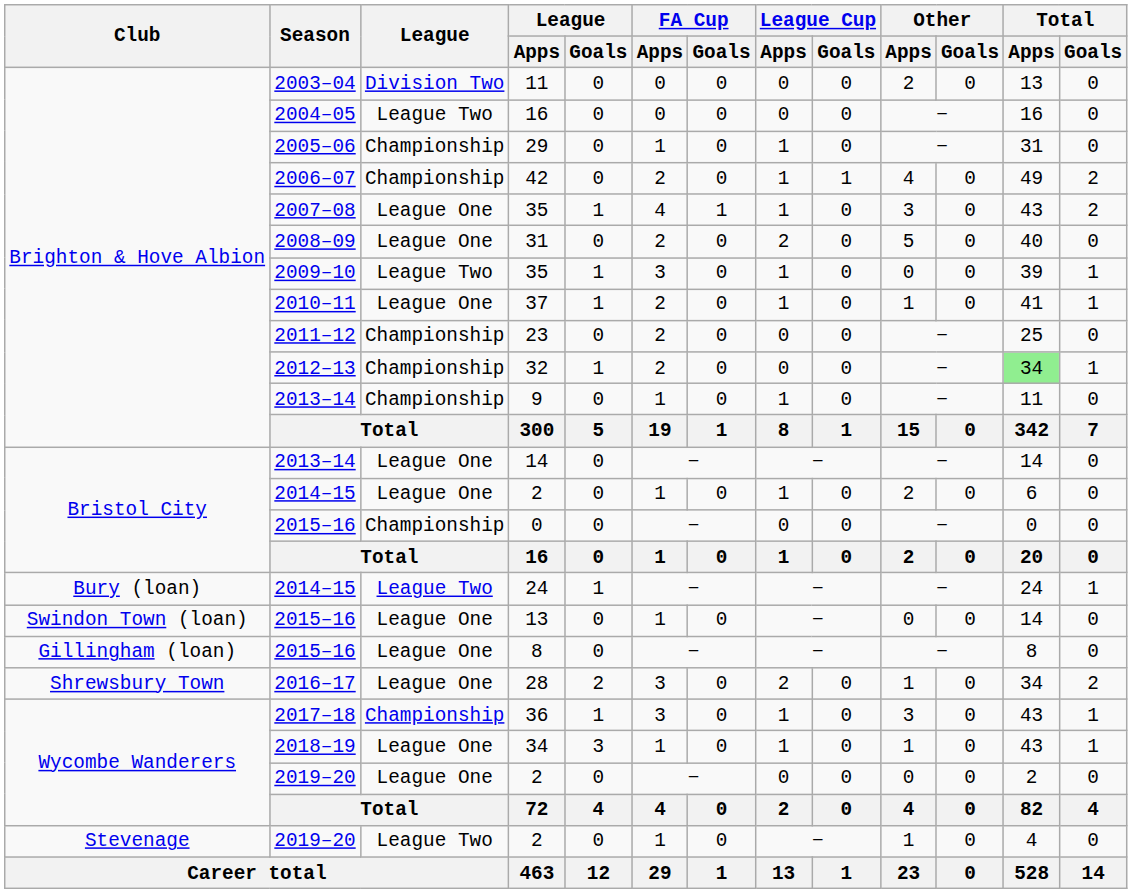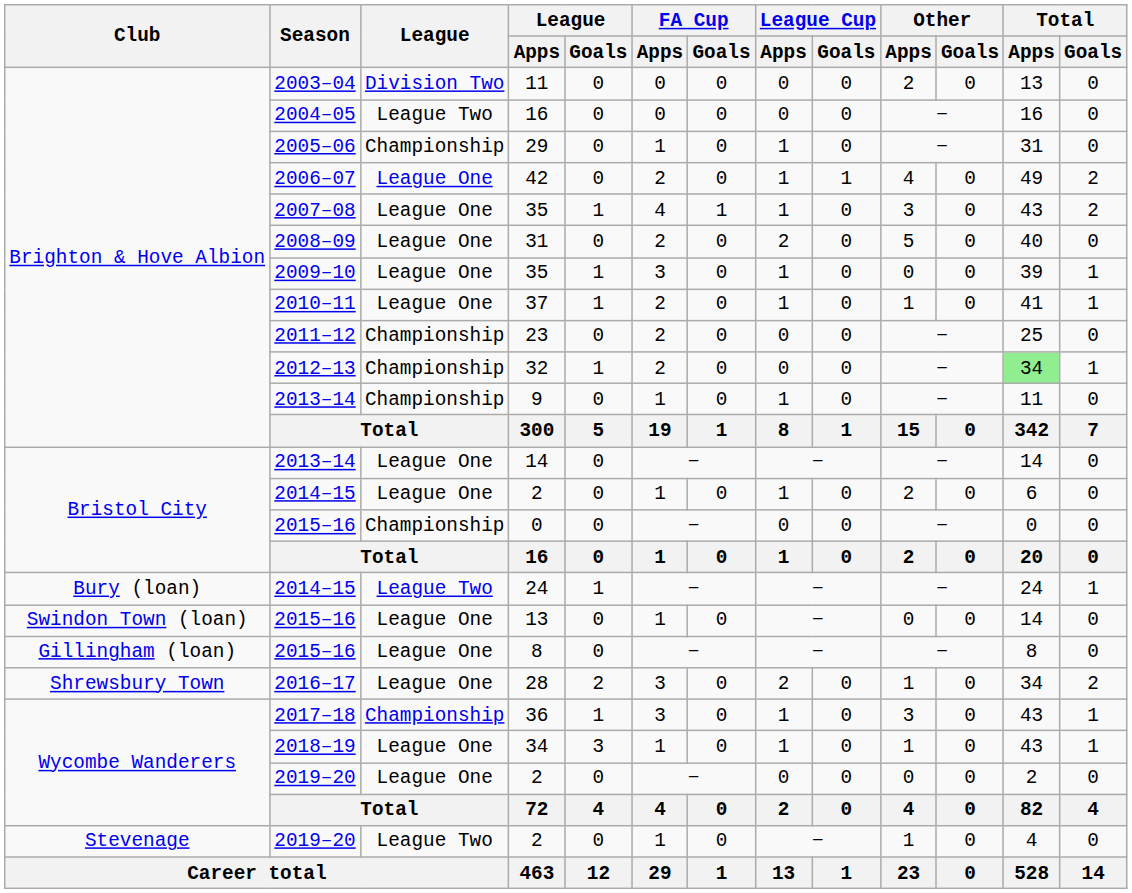(435, 178) Championship -> (435, 178) League One
(435, 273) League Two -> (435, 273) League One
